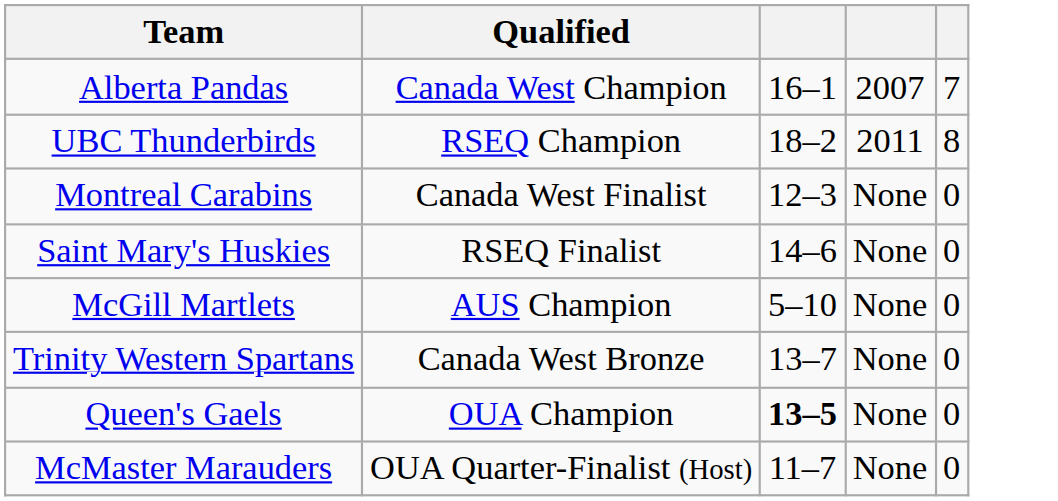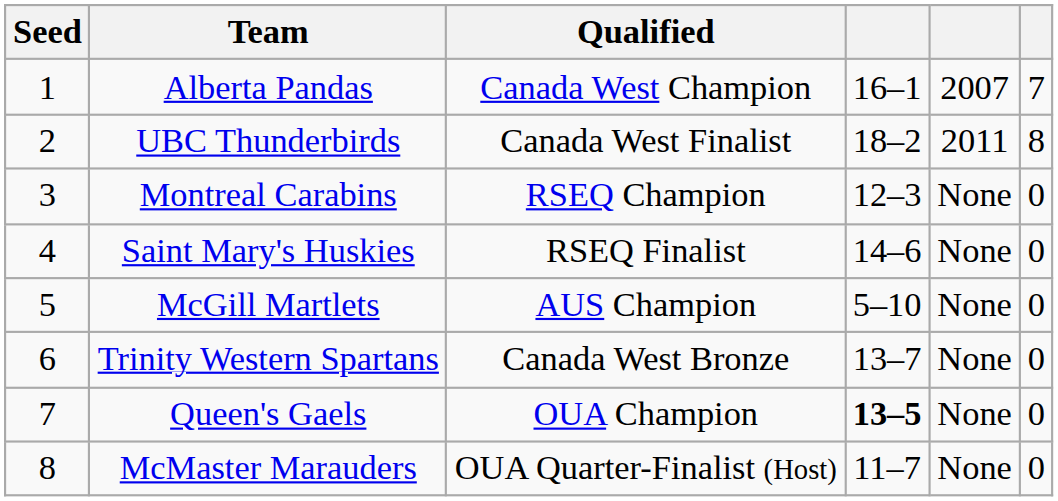+ column: (47, 31)
(561, 140) RSEQ Champion -> (646, 140) Canada West Finalist
(561, 195) Canada West Finalist -> (646, 195) RSEQ Champion
